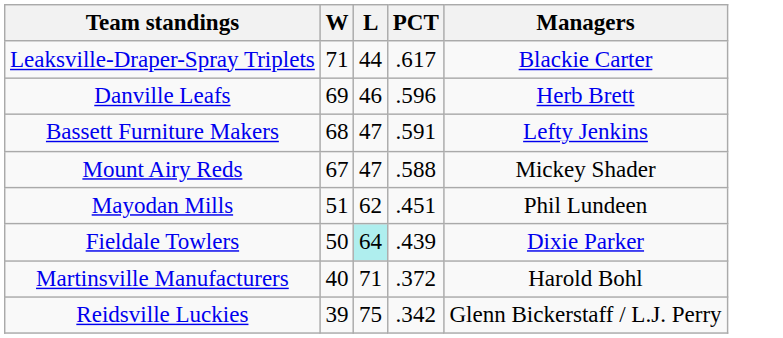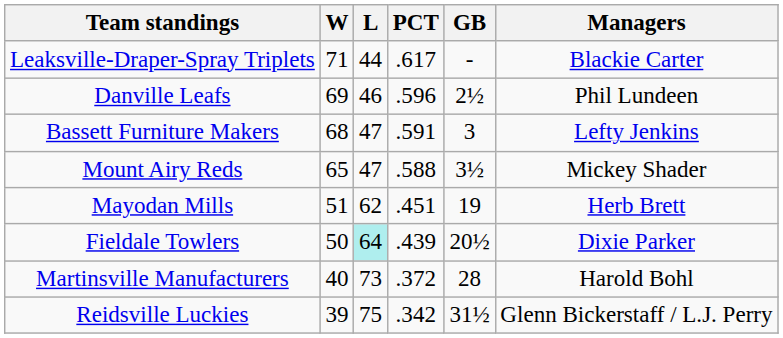+ column: (470, 22)
(586, 95) Herb Brett -> (636, 95) Phil Lundeen
(337, 168) 67 -> (337, 168) 65
(586, 205) Phil Lundeen -> (636, 205) Herb Brett
(371, 278) 71 -> (371, 278) 73
